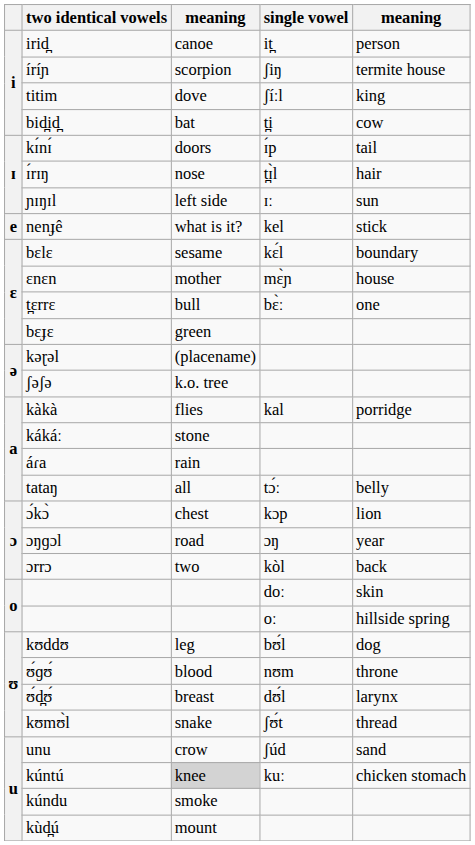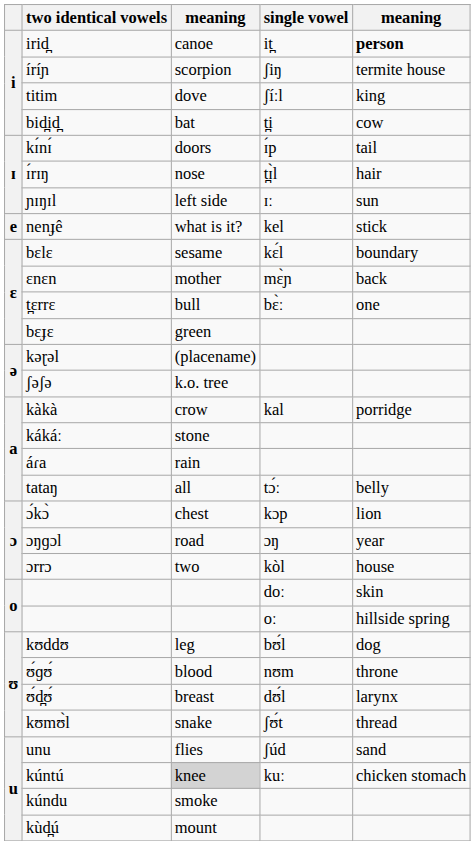(378, 43) normal -> (380, 43) bold
(375, 278) house -> (372, 278) back
(189, 409) flies -> (191, 409) crow
(372, 566) back -> (375, 566) house
(191, 749) crow -> (189, 749) flies
